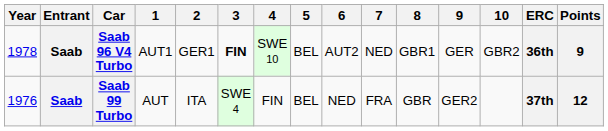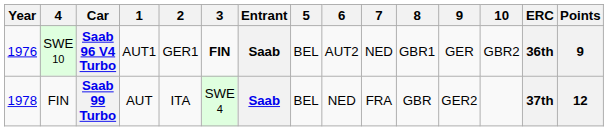columns swapped: (66, 15) <-> (272, 15)
(22, 51) 1978 -> (22, 51) 1976
(22, 101) 1976 -> (22, 101) 1978
